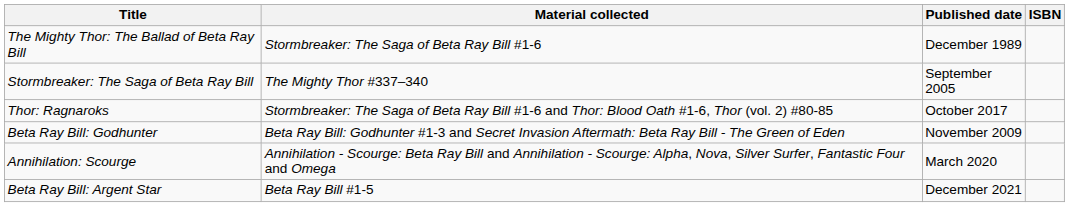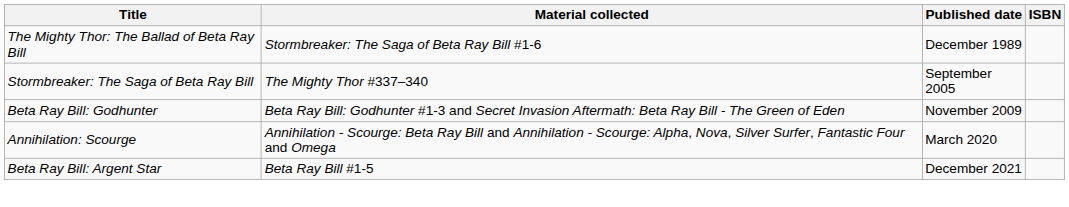- row: (58, 110)
